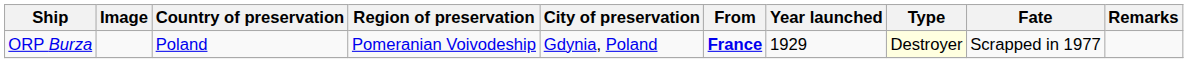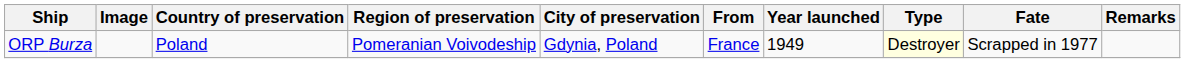(735, 44) bold -> (734, 44) normal
(788, 44) 1929 -> (786, 44) 1949
